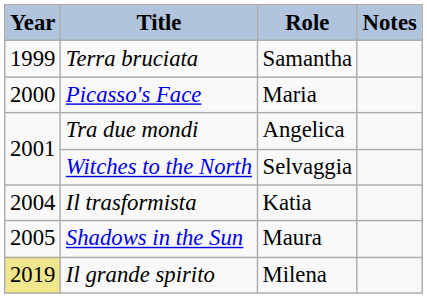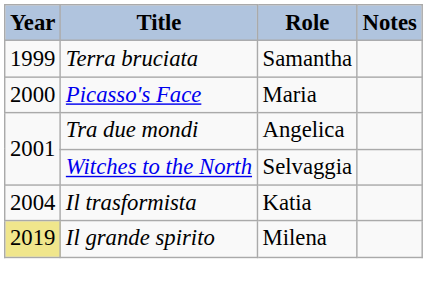- row: (155, 238)
